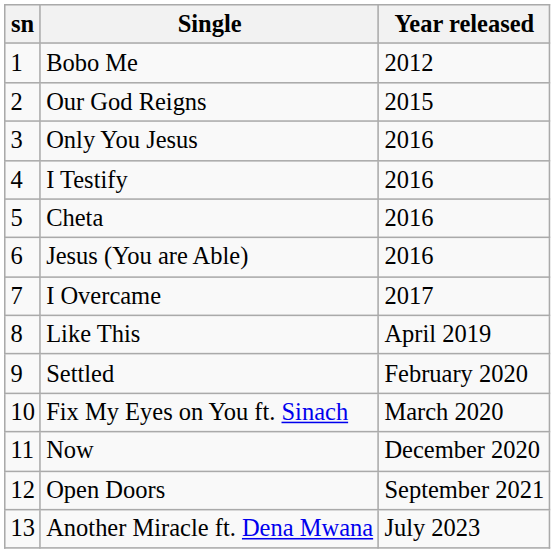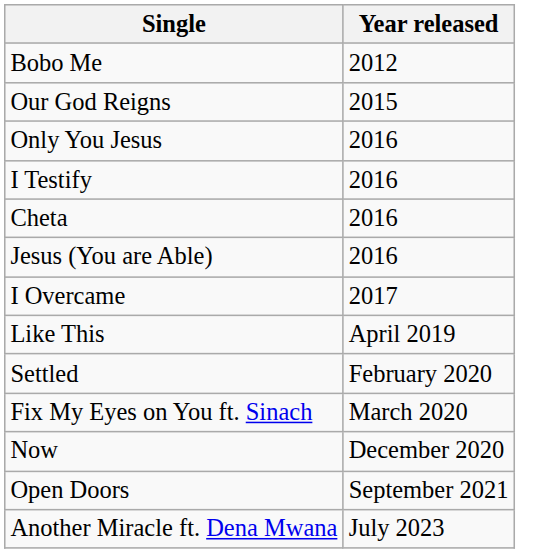- column: (23, 23)
